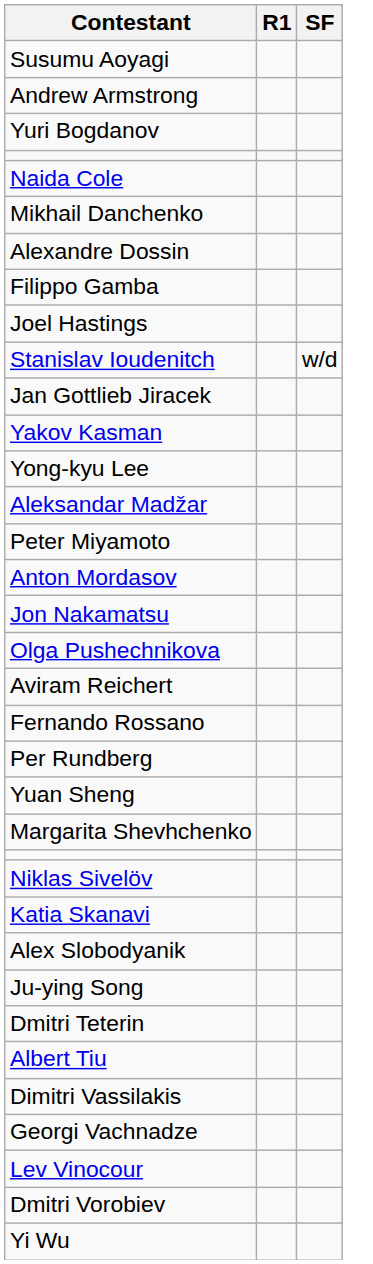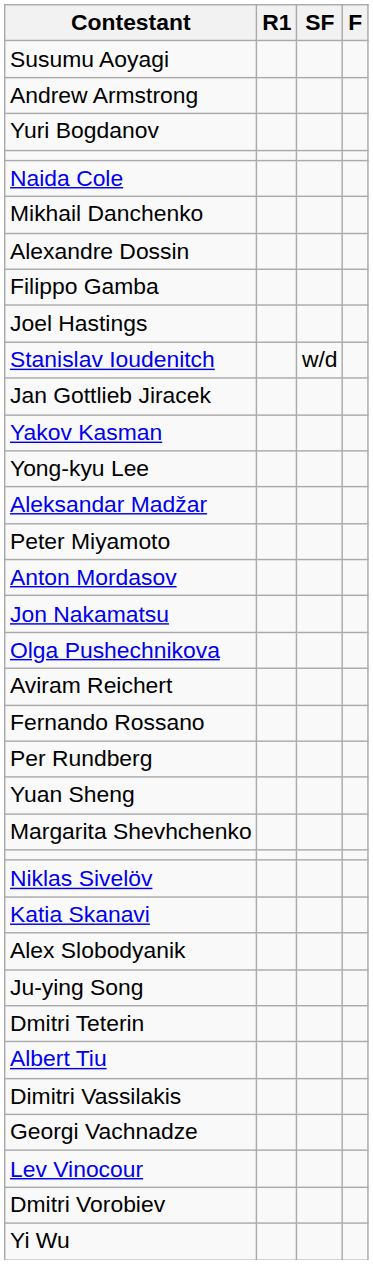+ column: (355, 22)
